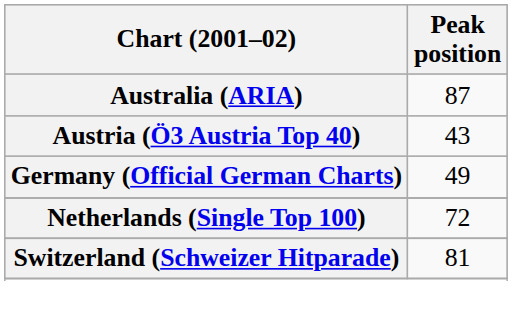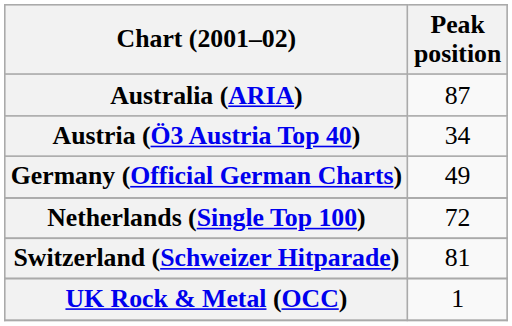(458, 135) 43 -> (458, 135) 34
+ row: (206, 299)
